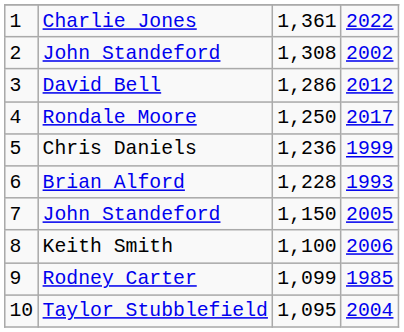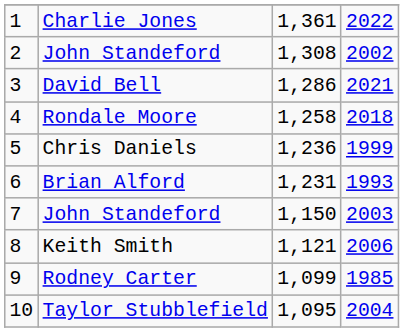(370, 85) 2012 -> (370, 85) 2021
(307, 117) 1,250 -> (307, 117) 1,258
(370, 117) 2017 -> (370, 117) 2018
(307, 182) 1,228 -> (307, 182) 1,231
(370, 214) 2005 -> (370, 214) 2003
(307, 246) 1,100 -> (307, 246) 1,121
